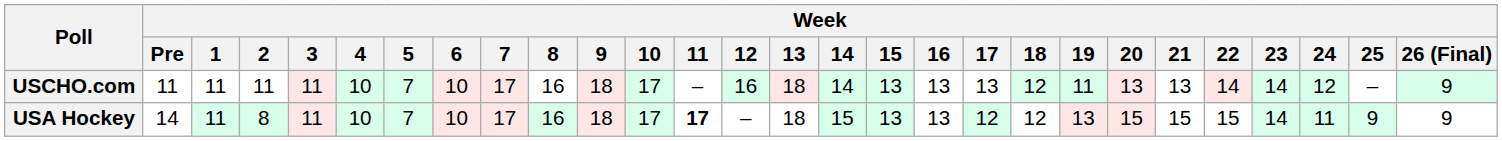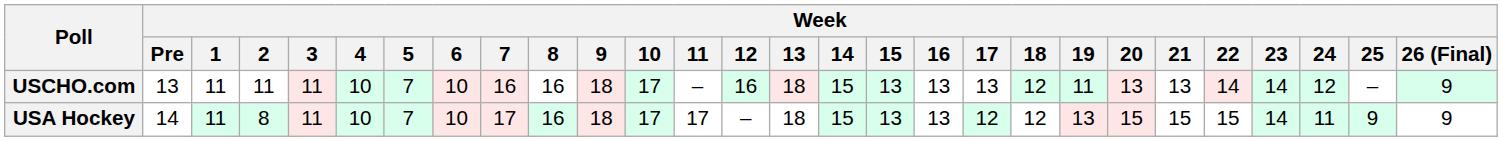(167, 86) 11 -> (167, 86) 13
(505, 86) 17 -> (505, 86) 16
(842, 86) 14 -> (842, 86) 15
(698, 119) bold -> (698, 119) normal
